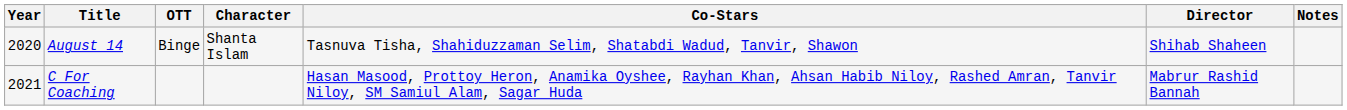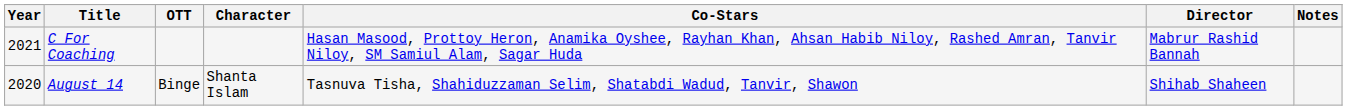rows swapped: (85, 47) <-> (81, 85)
